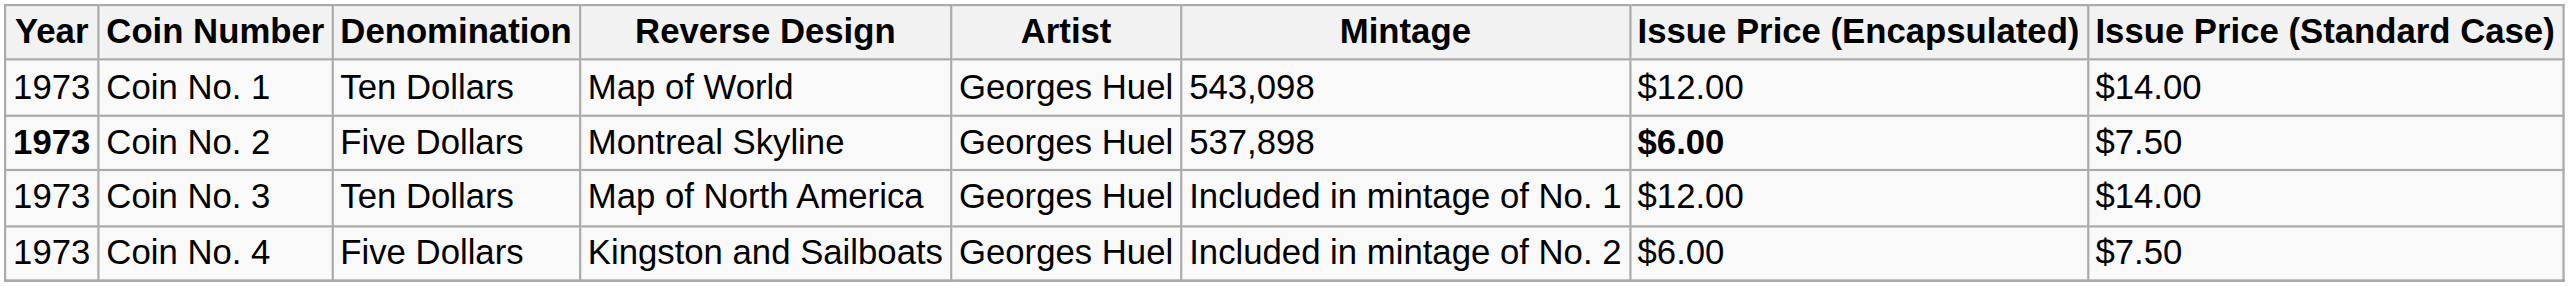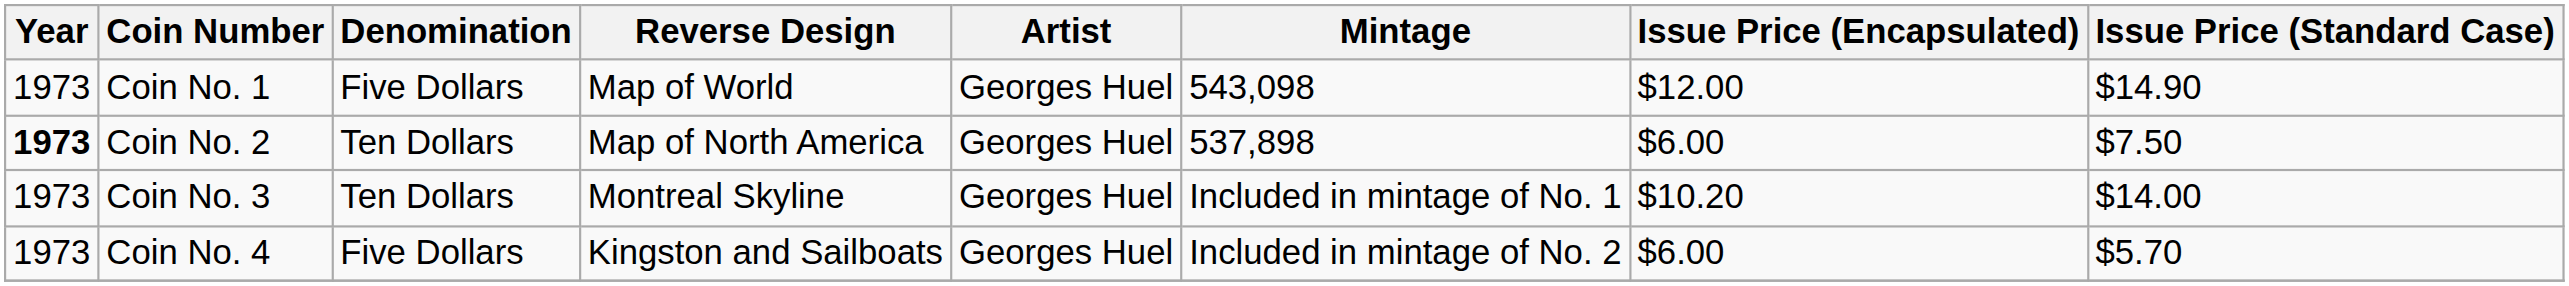(427, 87) Ten Dollars -> (432, 87) Five Dollars
(2149, 87) $14.00 -> (2149, 87) $14.90
(432, 142) Five Dollars -> (427, 142) Ten Dollars
(716, 142) Montreal Skyline -> (756, 142) Map of North America
(1681, 142) bold -> (1681, 142) normal
(756, 197) Map of North America -> (716, 197) Montreal Skyline
(1691, 197) $12.00 -> (1691, 197) $10.20
(2139, 252) $7.50 -> (2139, 252) $5.70
